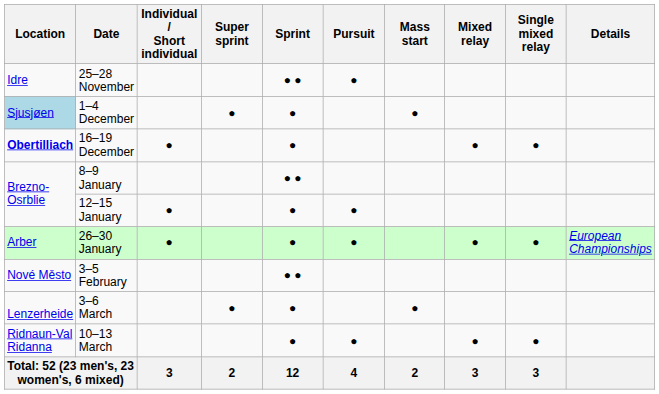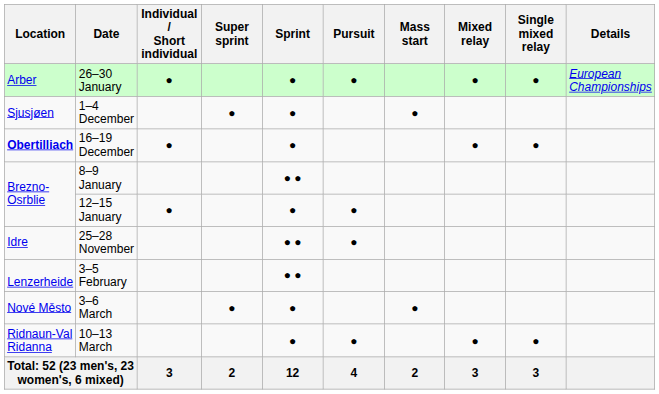rows swapped: (106, 80) <-> (100, 242)
(30, 112) lightblue background -> (30, 112) no background
(39, 275) Nové Město -> (40, 275) Lenzerheide
(40, 308) Lenzerheide -> (39, 308) Nové Město
